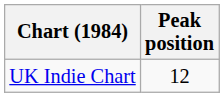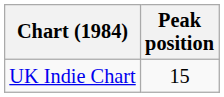(180, 75) 12 -> (180, 75) 15
